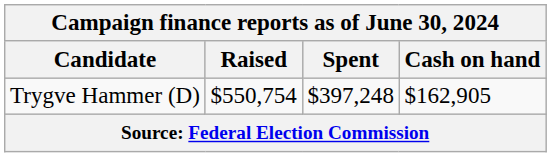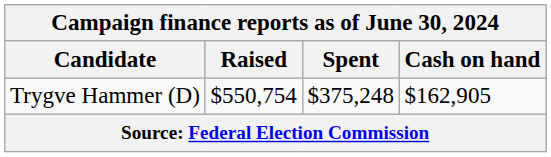(351, 95) $397,248 -> (351, 95) $375,248
